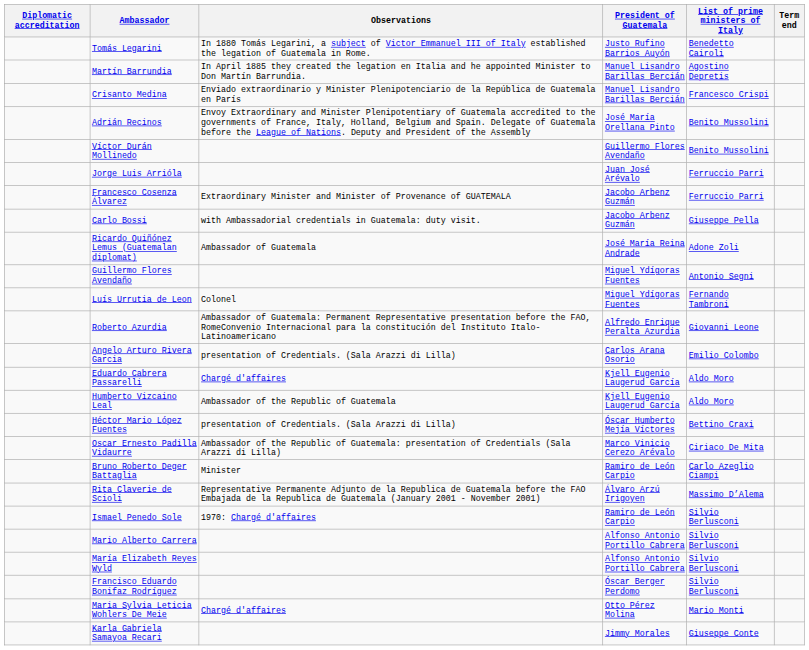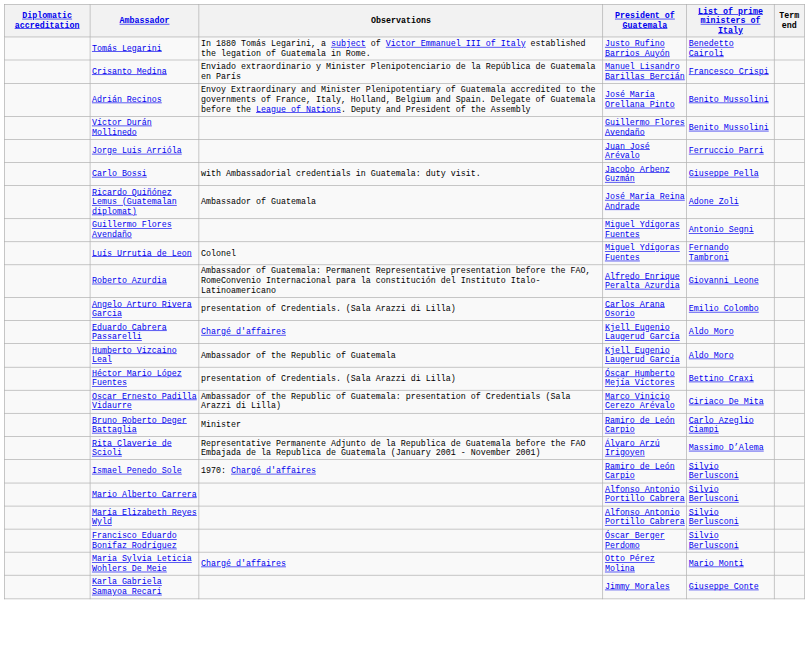- row: (132, 72)
- row: (134, 197)
